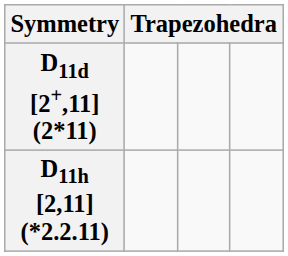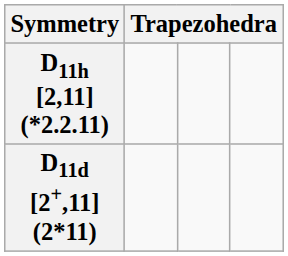rows swapped: (65, 200) <-> (65, 96)
